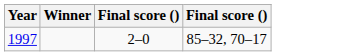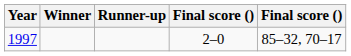+ column: (132, 16)
